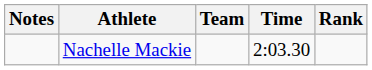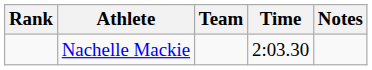columns swapped: (341, 19) <-> (31, 19)
